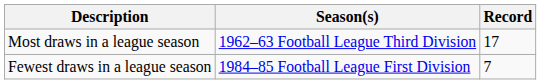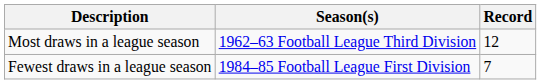(491, 41) 17 -> (491, 41) 12
